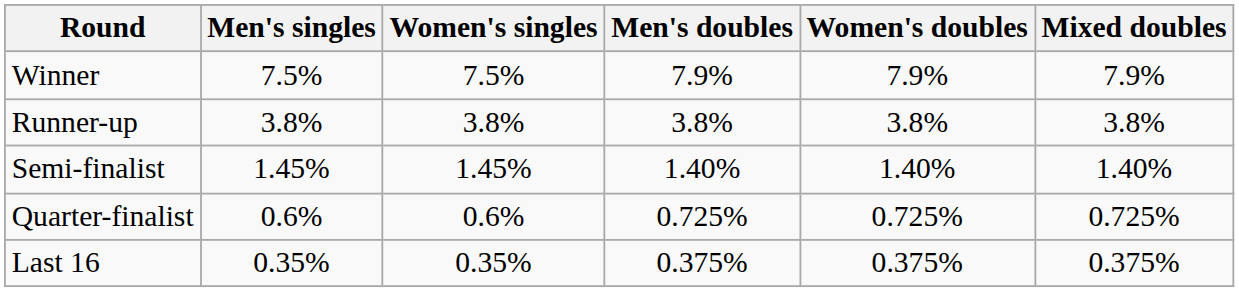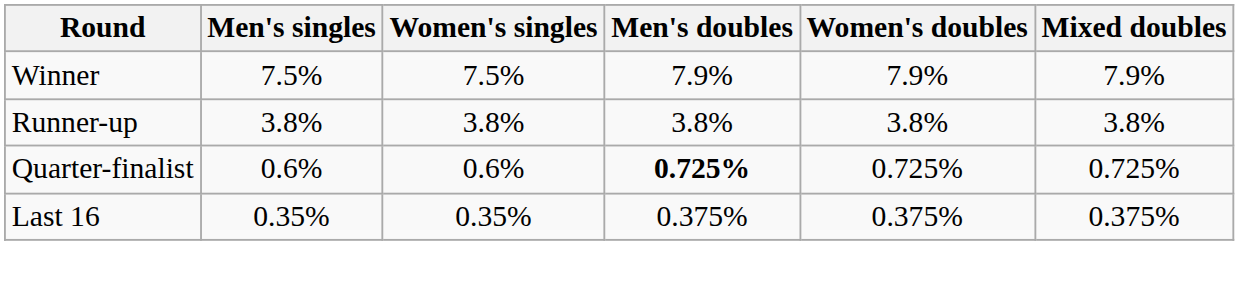- row: (88, 168)
(702, 215) normal -> (702, 168) bold
